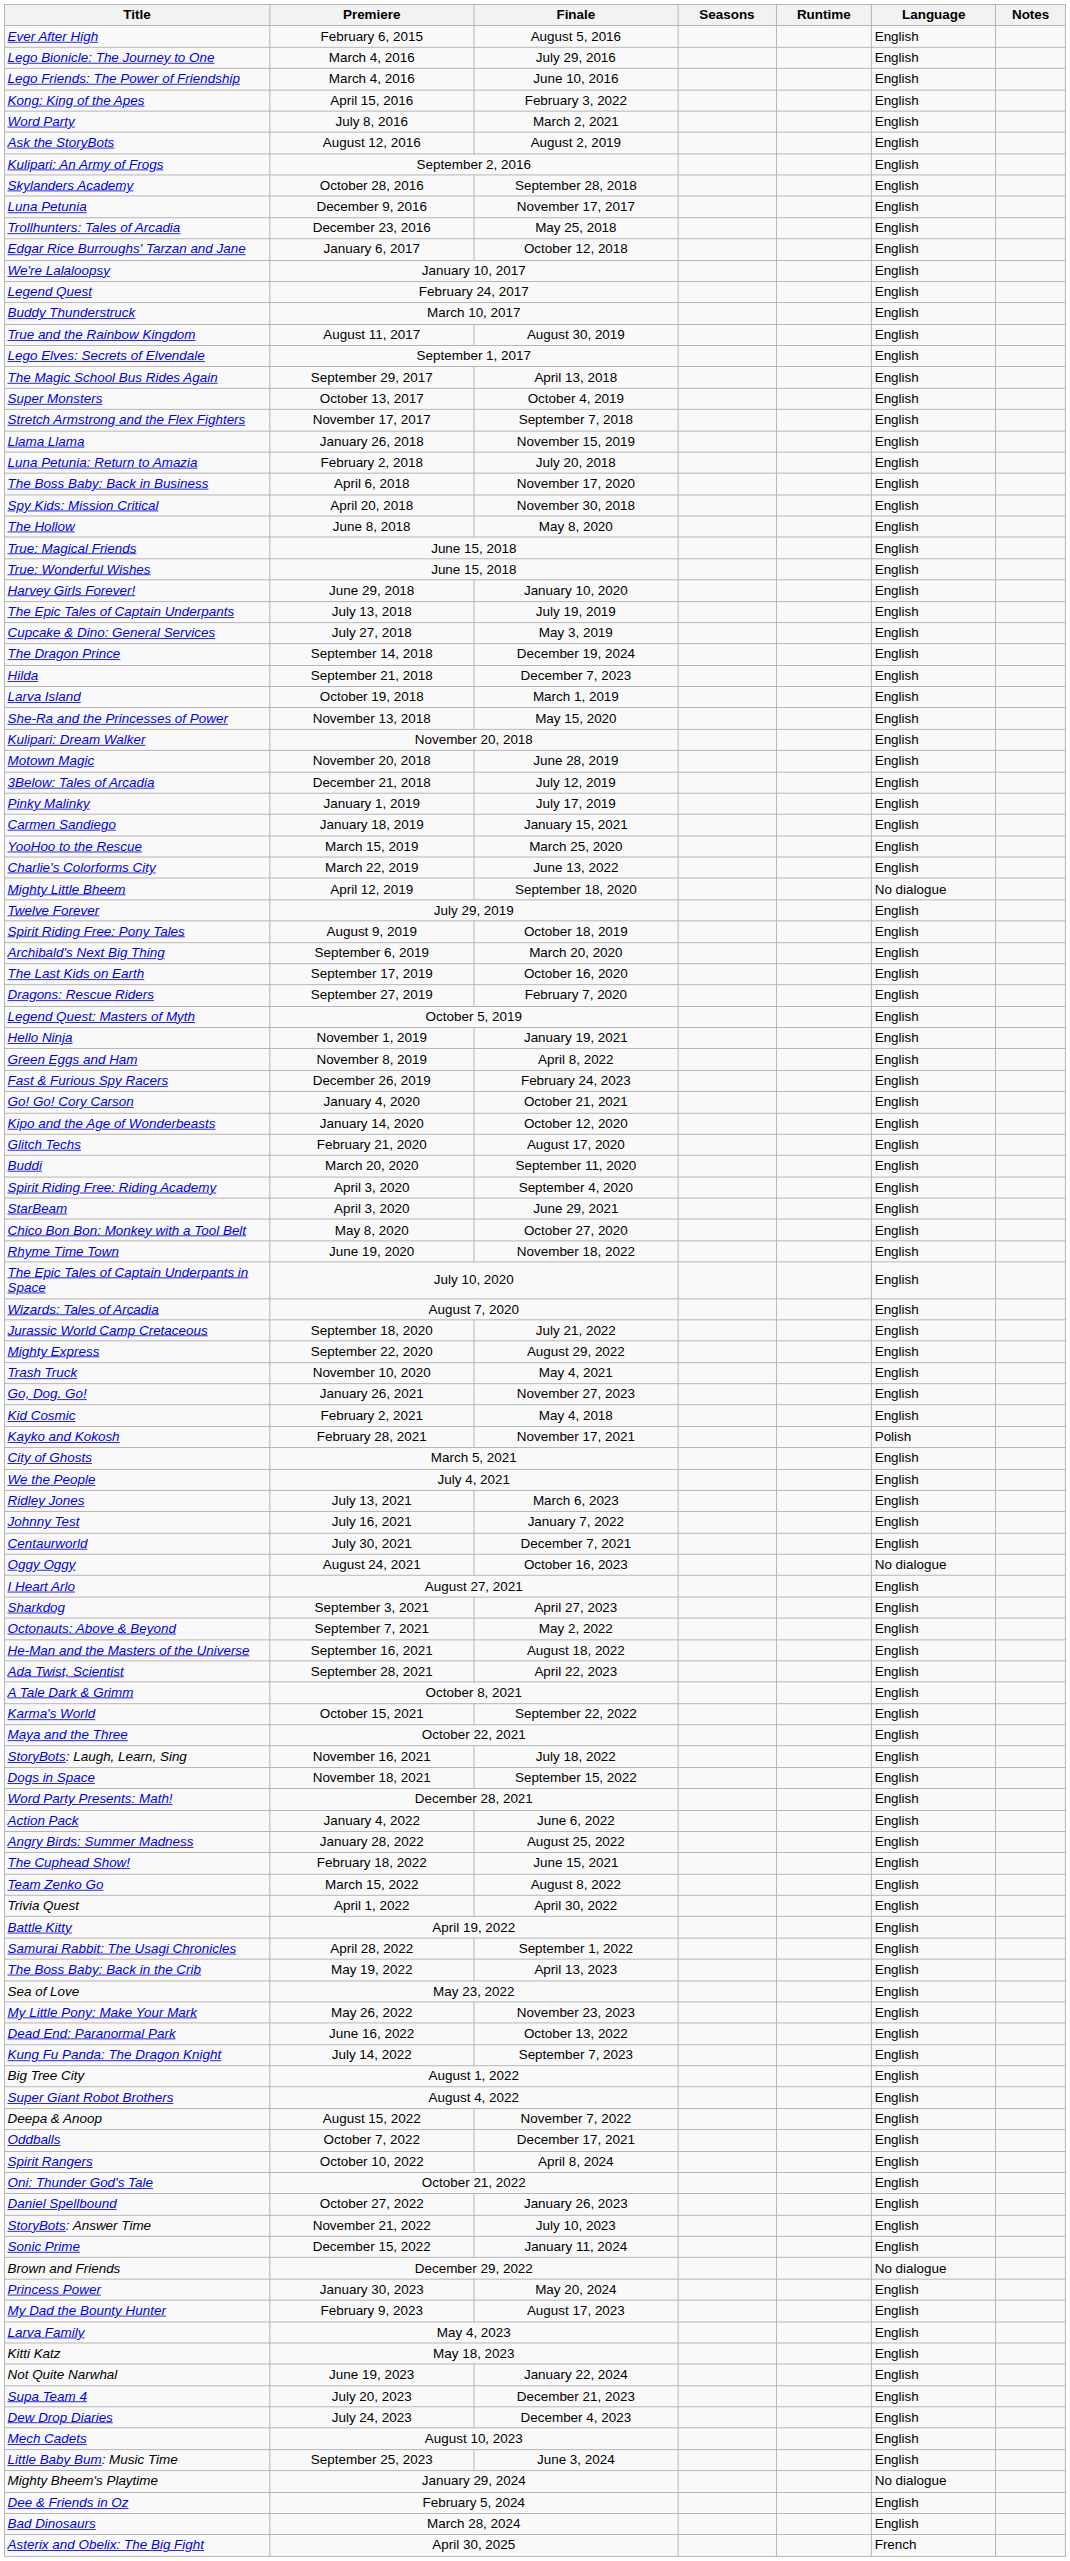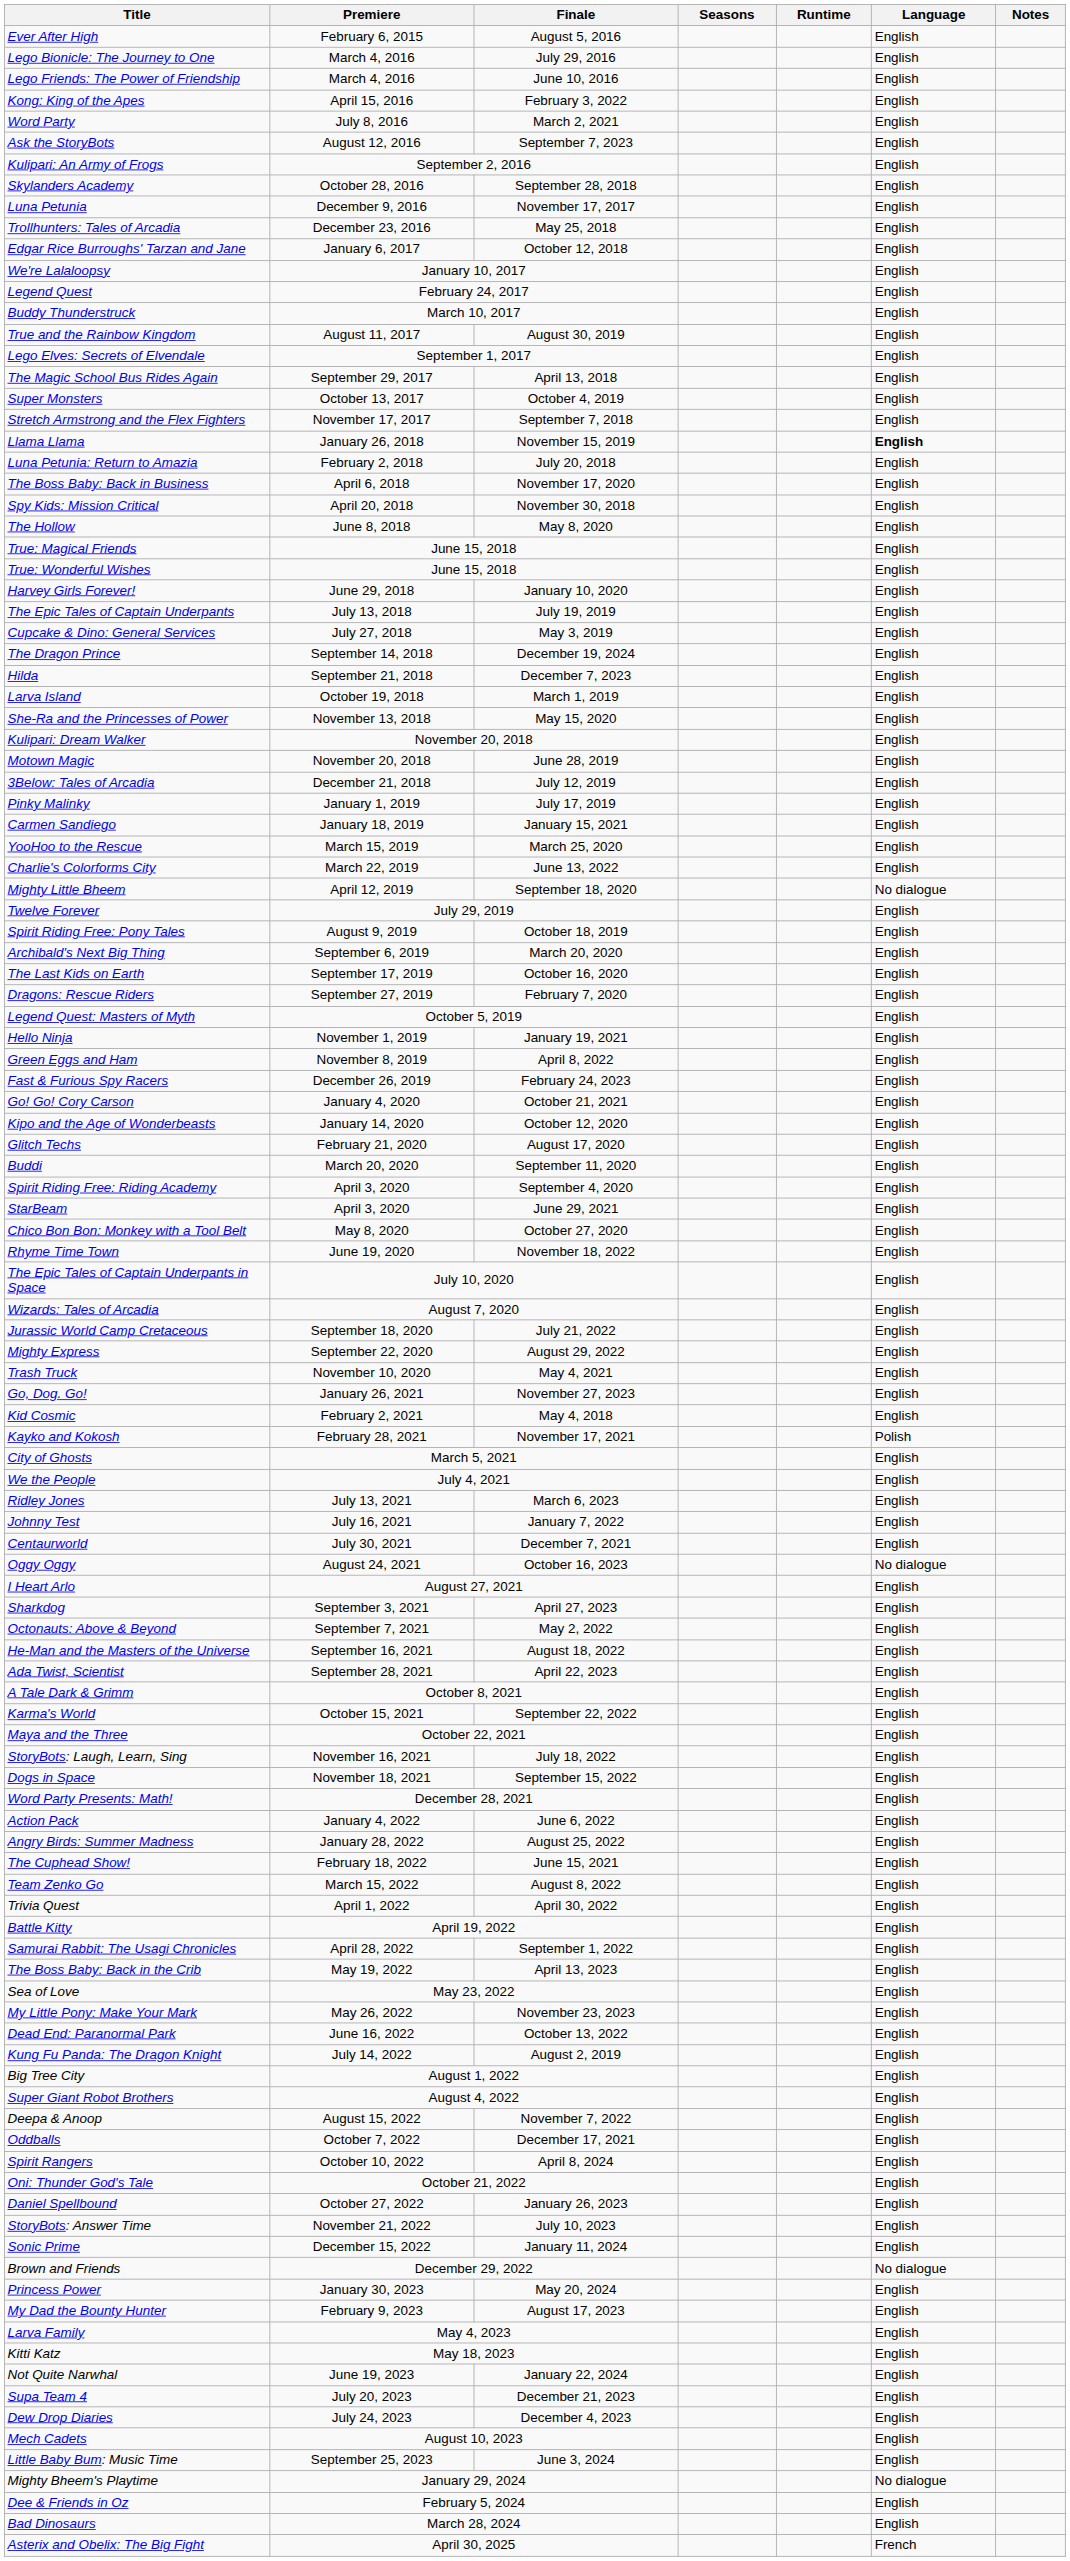(576, 143) August 2, 2019 -> (576, 143) September 7, 2023
(897, 441) normal -> (899, 441) bold
(576, 2055) September 7, 2023 -> (576, 2055) August 2, 2019
